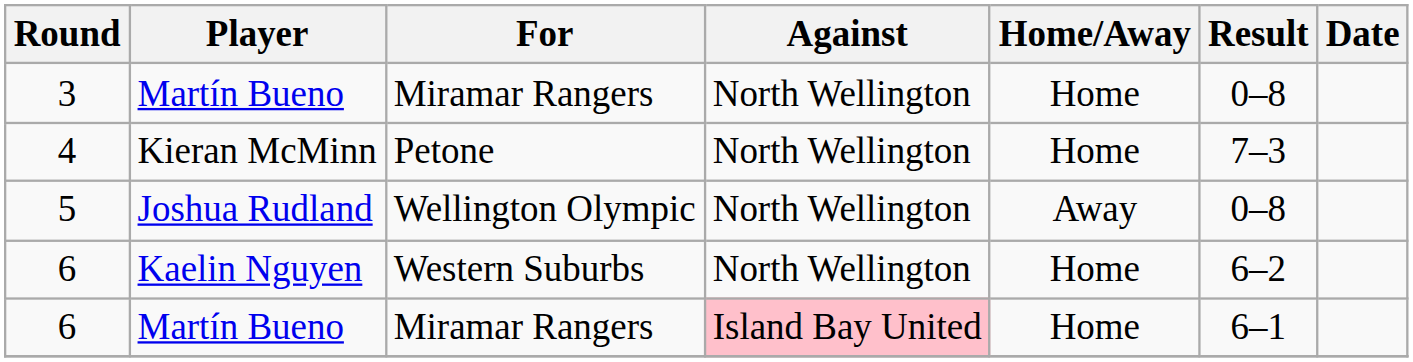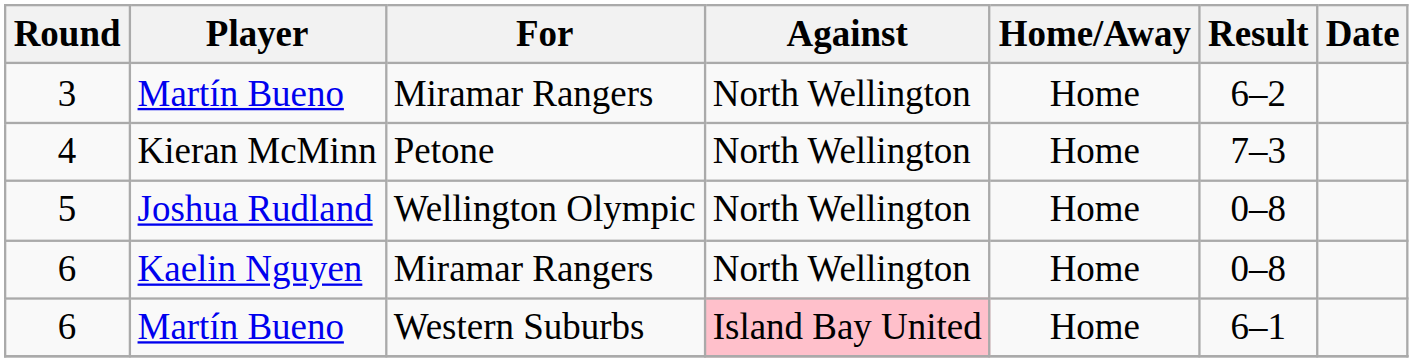(1258, 92) 0–8 -> (1258, 92) 6–2
(1095, 209) Away -> (1095, 209) Home
(519, 268) Western Suburbs -> (524, 268) Miramar Rangers
(1258, 268) 6–2 -> (1258, 268) 0–8
(524, 326) Miramar Rangers -> (519, 326) Western Suburbs
